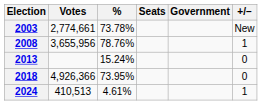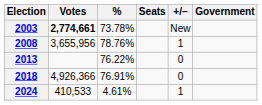columns swapped: (244, 12) <-> (200, 12)
(73, 28) normal -> (73, 28) bold
(117, 60) 15.24% -> (117, 60) 76.22%
(117, 76) 73.95% -> (117, 76) 76.91%
(73, 92) 410,513 -> (73, 92) 410,533
